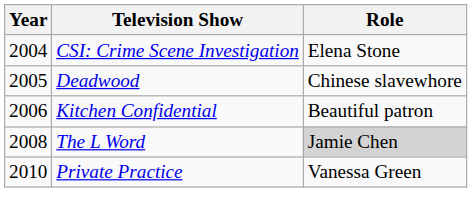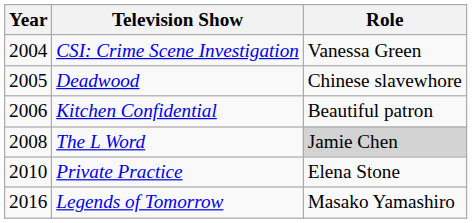(354, 50) Elena Stone -> (365, 50) Vanessa Green
(365, 171) Vanessa Green -> (354, 171) Elena Stone
+ row: (140, 202)
